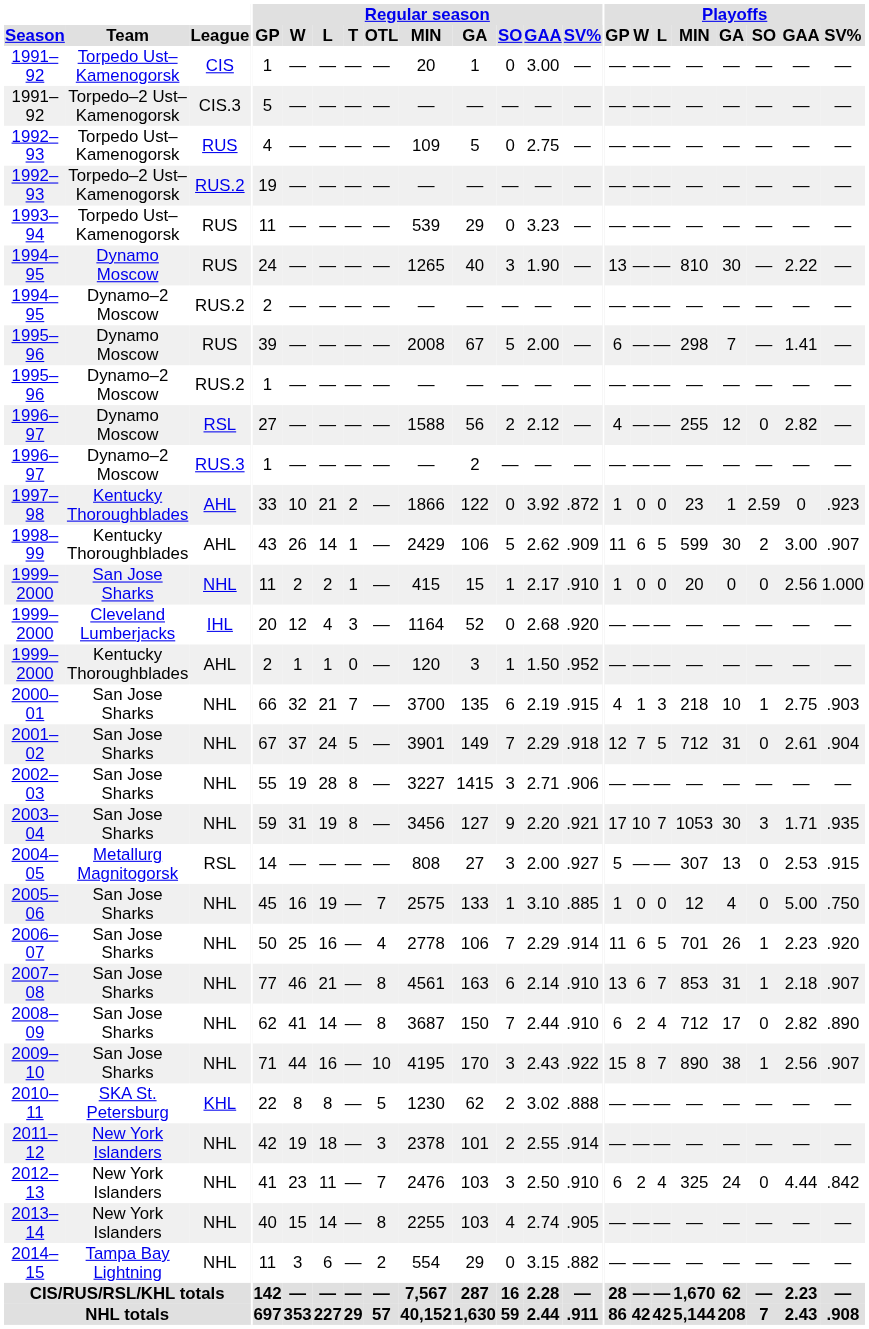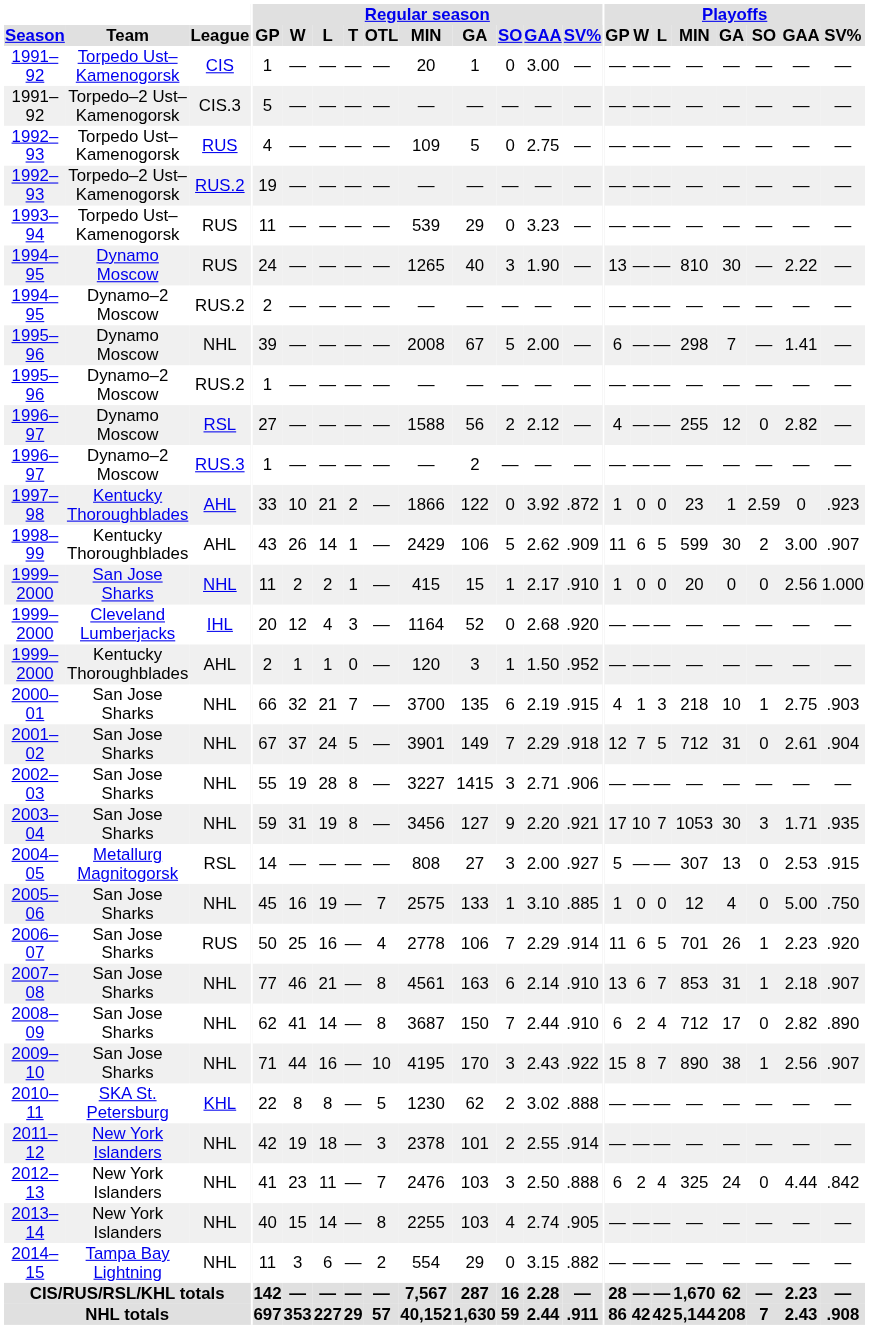(220, 345) RUS -> (220, 345) NHL
(220, 943) NHL -> (220, 943) RUS
(582, 1183) .910 -> (582, 1183) .888
